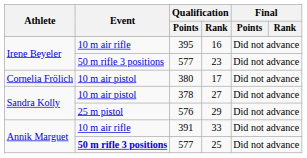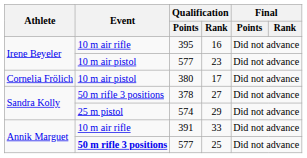(121, 62) 50 m rifle 3 positions -> (107, 62) 10 m air pistol
(107, 95) 10 m air pistol -> (121, 95) 50 m rifle 3 positions
(186, 112) 576 -> (186, 112) 574
